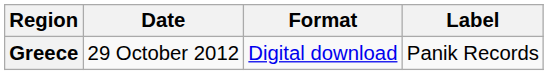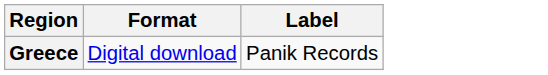- column: (163, 20)
